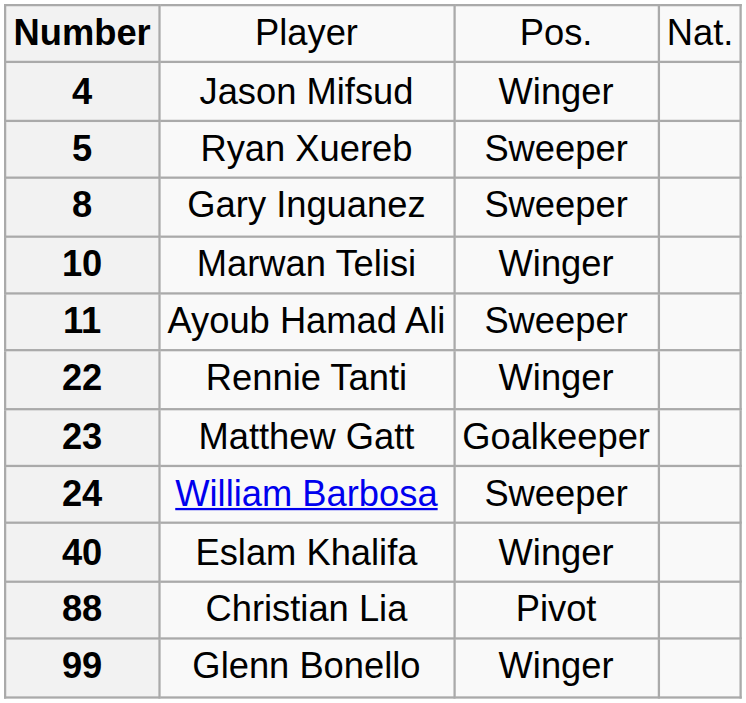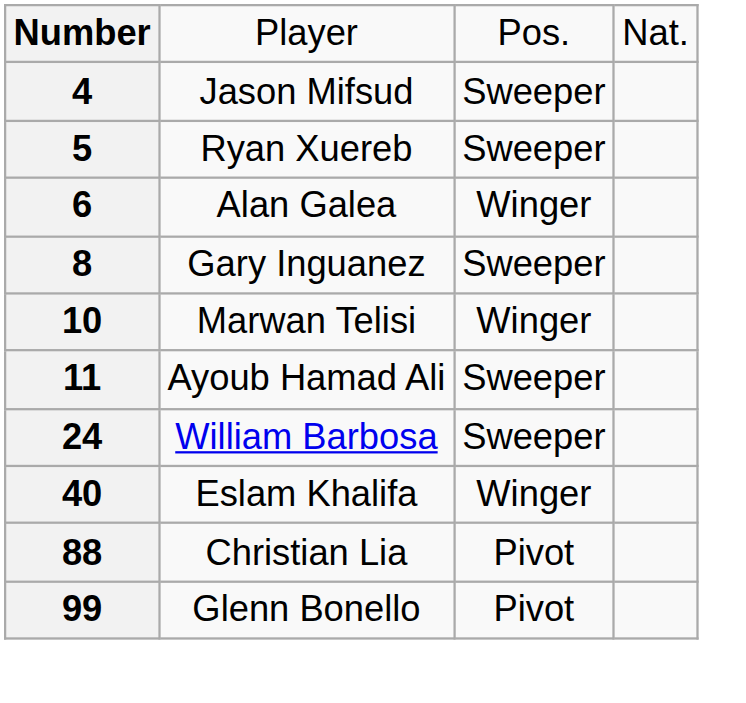(556, 90) Winger -> (534, 90) Sweeper
+ row: (82, 206)
- row: (82, 378)
- row: (82, 436)
(556, 666) Winger -> (534, 609) Pivot
